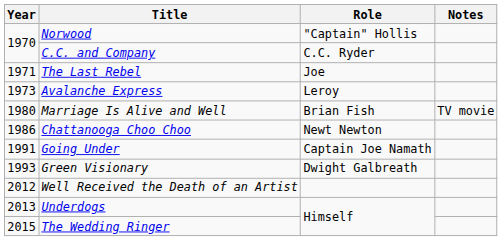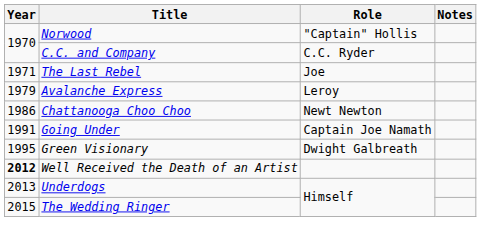(22, 91) 1973 -> (22, 91) 1979
- row: (134, 110)
(22, 168) 1993 -> (22, 149) 1995
(22, 188) normal -> (22, 168) bold
